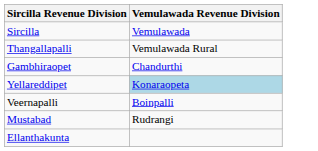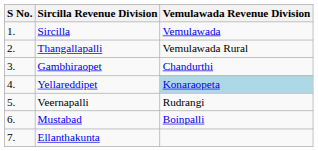+ column: (20, 13)
(153, 102) Boinpalli -> (184, 102) Rudrangi
(153, 119) Rudrangi -> (184, 119) Boinpalli
